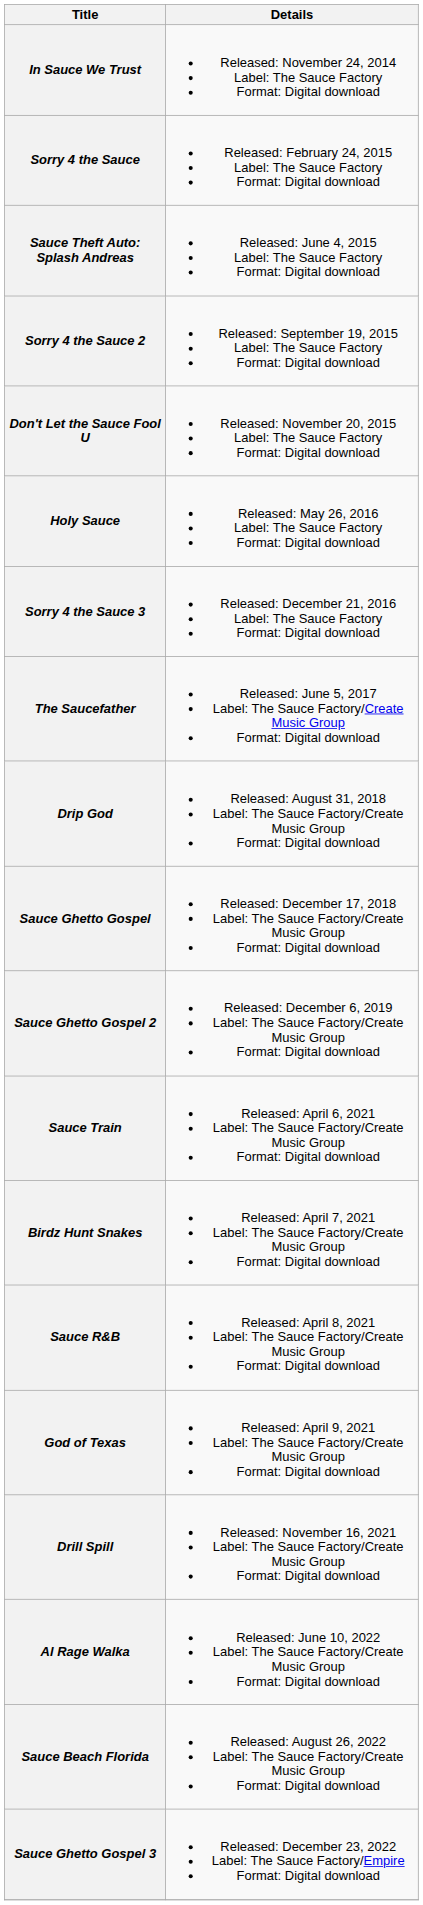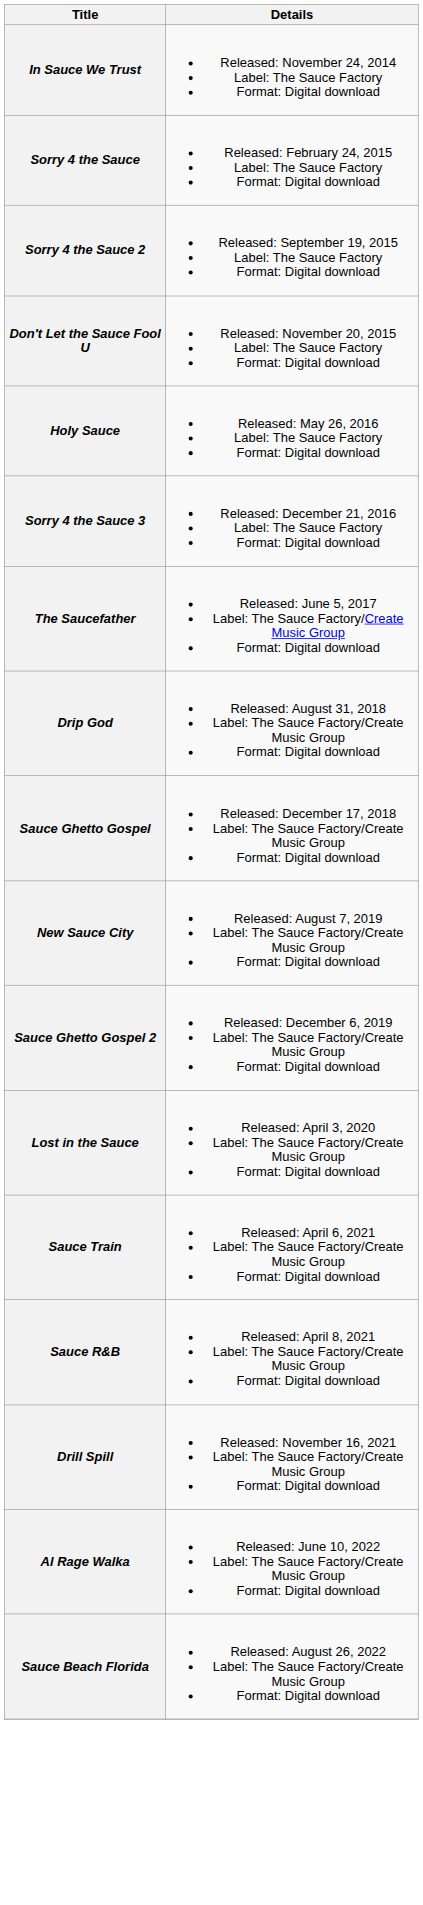- row: (85, 250)
+ row: (85, 933)
+ row: (85, 1142)
- row: (85, 1232)
- row: (85, 1442)
- row: (85, 1854)
